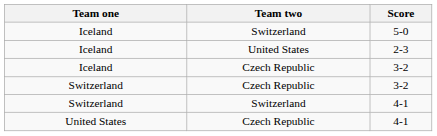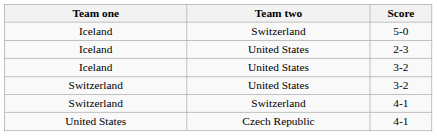(278, 67) Czech Republic -> (278, 67) United States
(278, 85) Czech Republic -> (278, 85) United States
